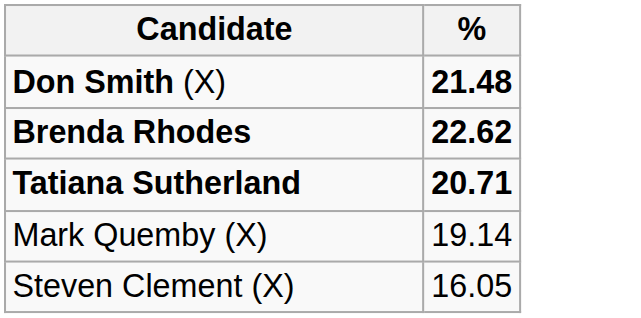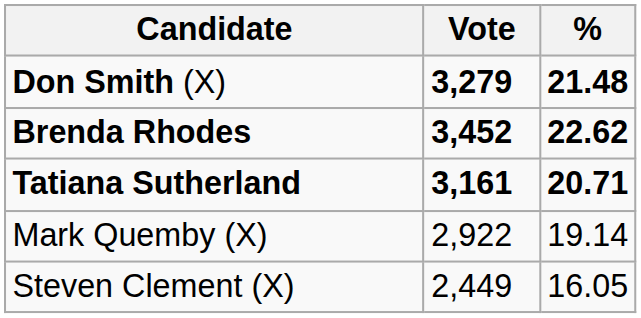+ column: (482, 30)
